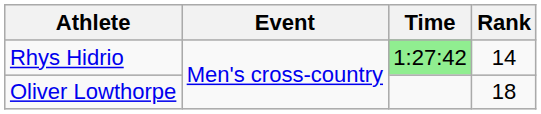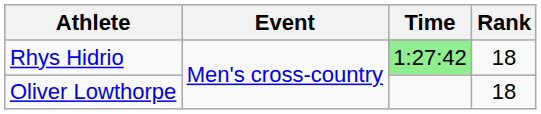(504, 57) 14 -> (504, 57) 18
